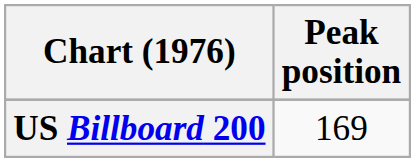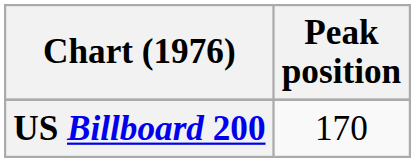(341, 127) 169 -> (341, 127) 170
